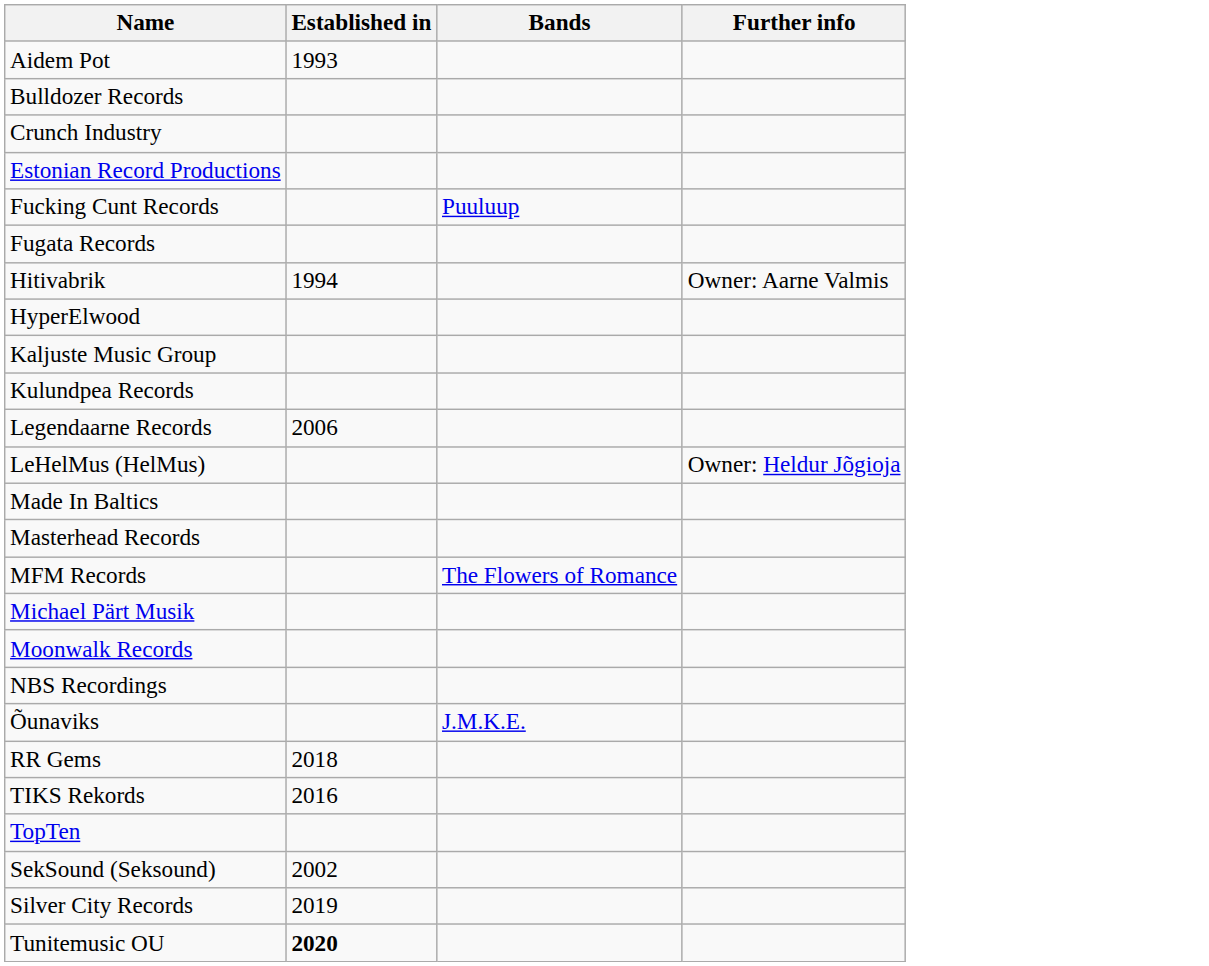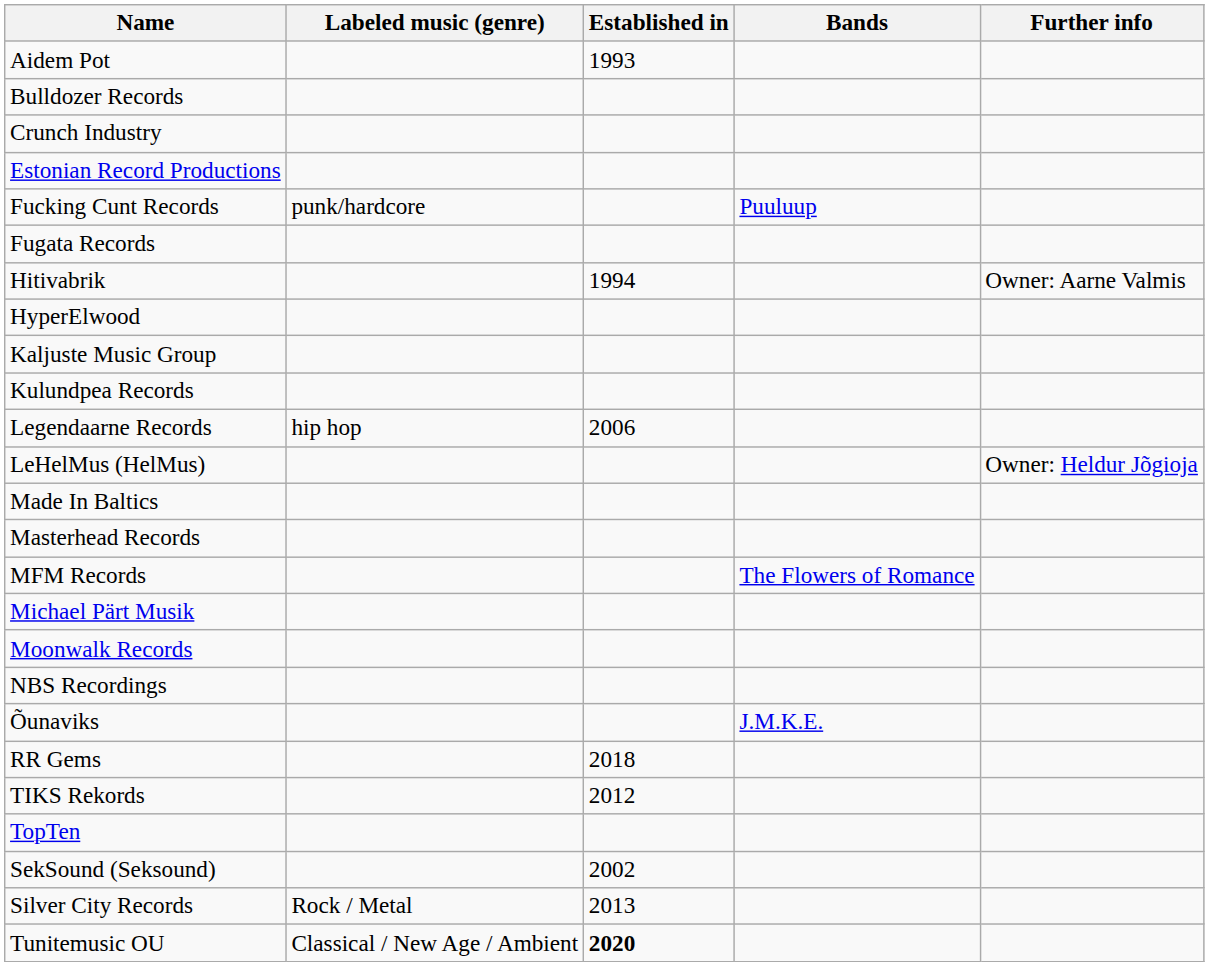+ column: (435, 22)
(315, 795) 2016 -> (612, 795) 2012
(315, 905) 2019 -> (612, 905) 2013
